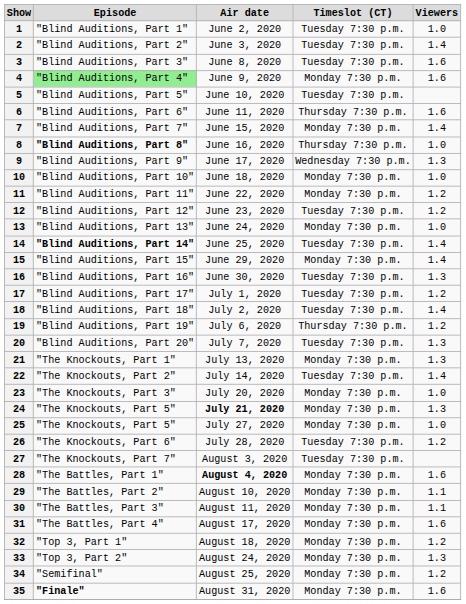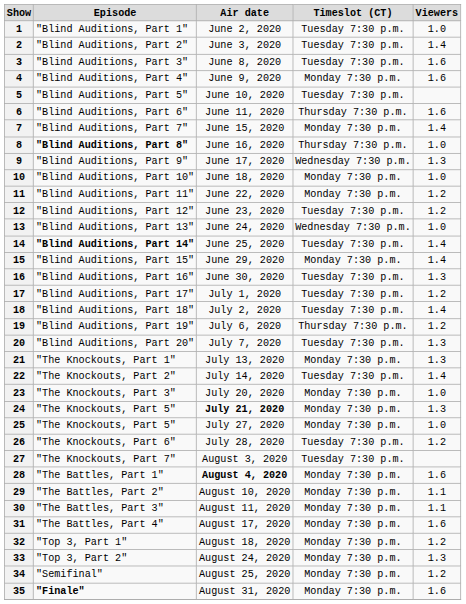(112, 79) lightgreen background -> (112, 79) no background
(353, 227) Monday 7:30 p.m. -> (353, 227) Wednesday 7:30 p.m.
